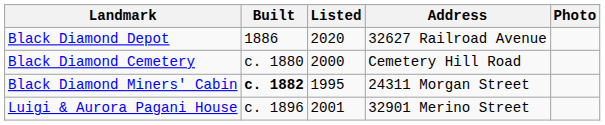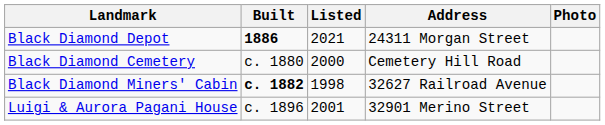(261, 39) normal -> (261, 39) bold
(328, 39) 2020 -> (328, 39) 2021
(458, 39) 32627 Railroad Avenue -> (449, 39) 24311 Morgan Street
(328, 85) 1995 -> (328, 85) 1998
(449, 85) 24311 Morgan Street -> (458, 85) 32627 Railroad Avenue
